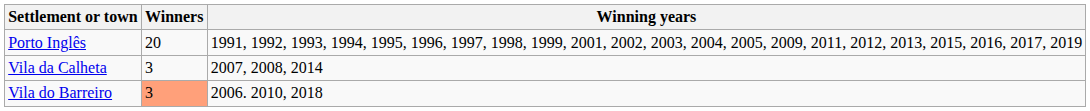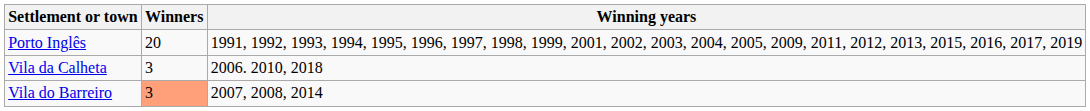(267, 67) 2007, 2008, 2014 -> (267, 67) 2006. 2010, 2018
(267, 93) 2006. 2010, 2018 -> (267, 93) 2007, 2008, 2014
